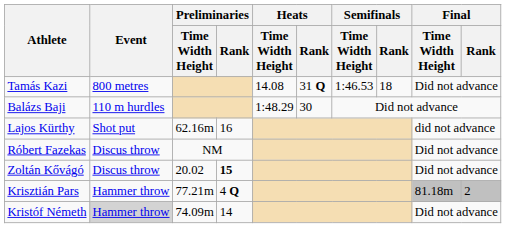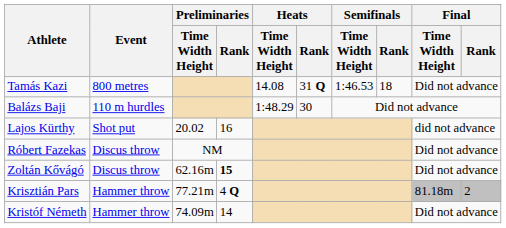(195, 128) 62.16m -> (190, 128) 20.02
(190, 170) 20.02 -> (195, 170) 62.16m
(131, 212) lightgrey background -> (131, 212) no background
